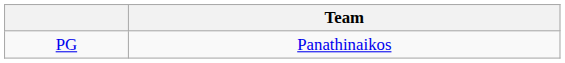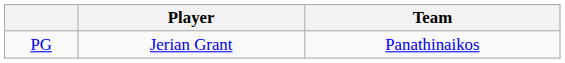+ column: (191, 17)
